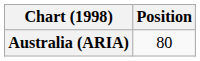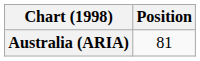(164, 42) 80 -> (164, 42) 81
